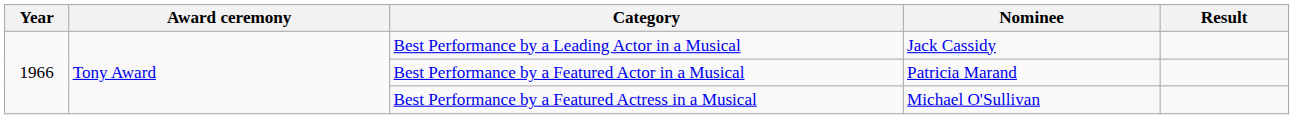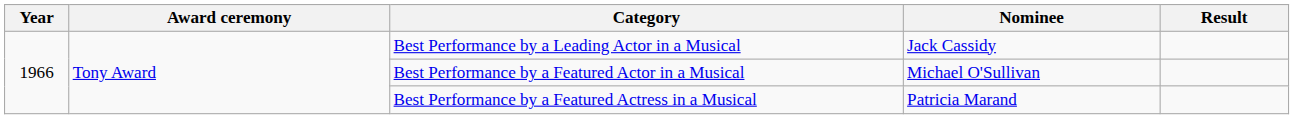(962, 72) Patricia Marand -> (974, 72) Michael O'Sullivan
(974, 99) Michael O'Sullivan -> (962, 99) Patricia Marand
